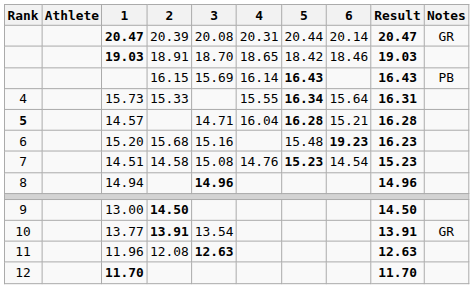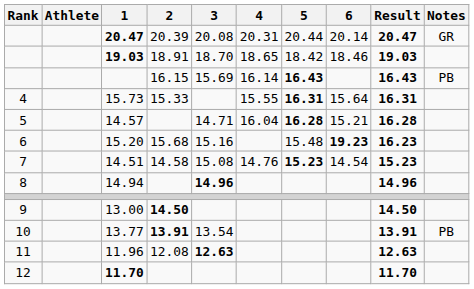(304, 99) 16.34 -> (304, 99) 16.31
(23, 120) bold -> (23, 120) normal
(446, 231) GR -> (446, 231) PB
